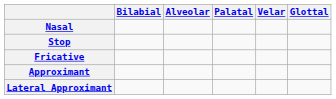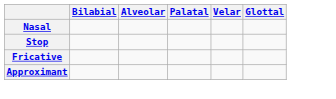- row: (59, 87)
